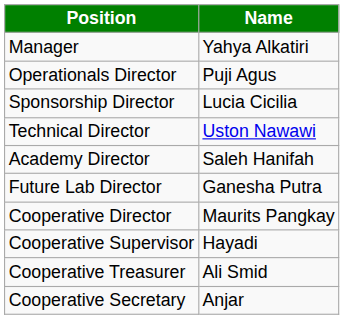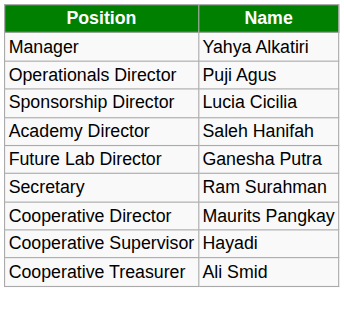- row: (79, 131)
+ row: (47, 187)
- row: (97, 300)
